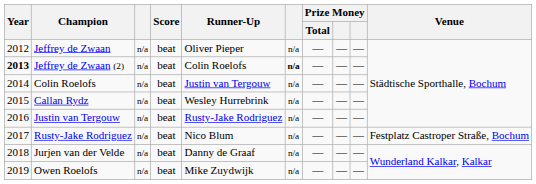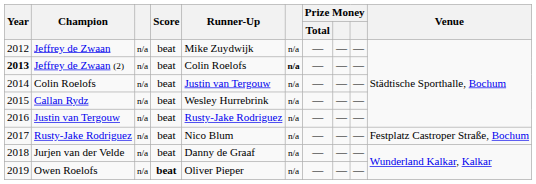(214, 48) Oliver Pieper -> (219, 48) Mike Zuydwijk
(166, 170) normal -> (166, 170) bold
(219, 170) Mike Zuydwijk -> (214, 170) Oliver Pieper
